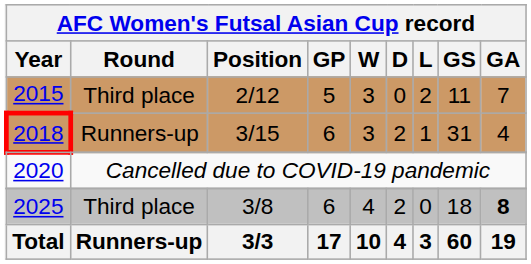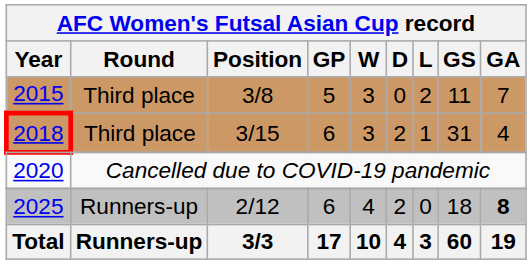(258, 95) 2/12 -> (258, 95) 3/8
(140, 133) Runners-up -> (140, 133) Third place
(139, 206) Third place -> (139, 206) Runners-up
(258, 206) 3/8 -> (258, 206) 2/12
